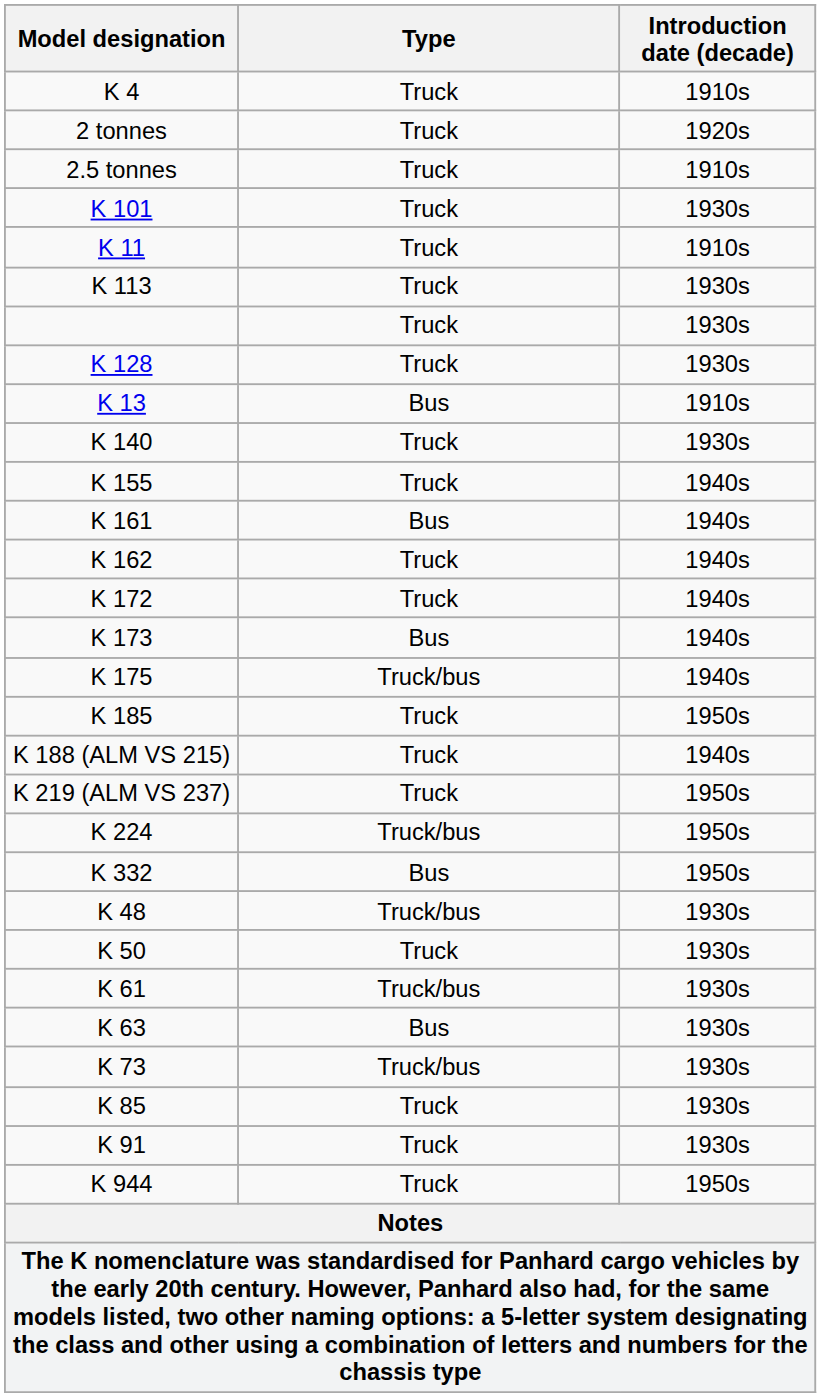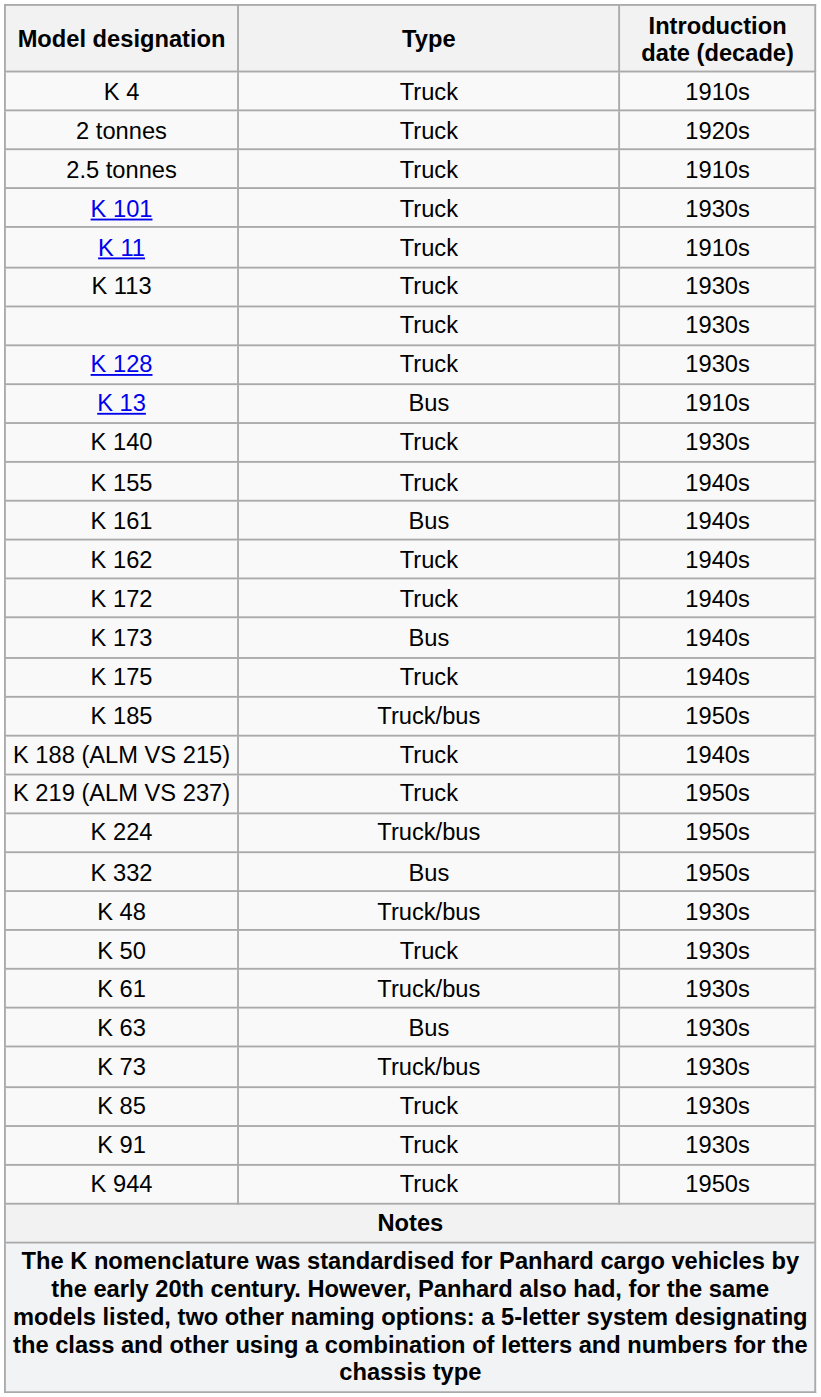(429, 676) Truck/bus -> (429, 676) Truck
(429, 715) Truck -> (429, 715) Truck/bus
